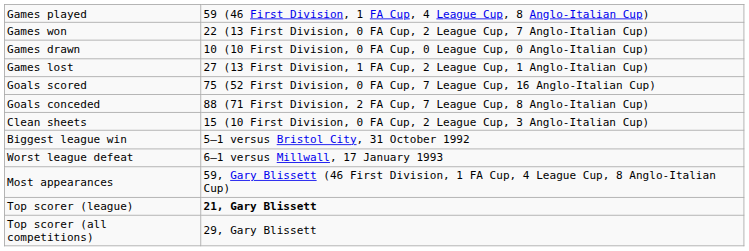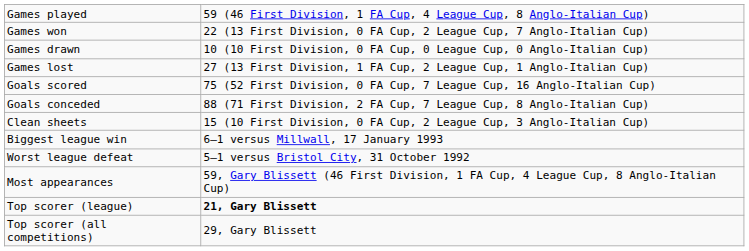(337, 139) 5–1 versus Bristol City, 31 October 1992 -> (323, 139) 6–1 versus Millwall, 17 January 1993
(323, 158) 6–1 versus Millwall, 17 January 1993 -> (337, 158) 5–1 versus Bristol City, 31 October 1992
